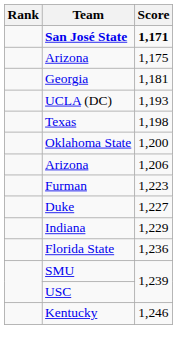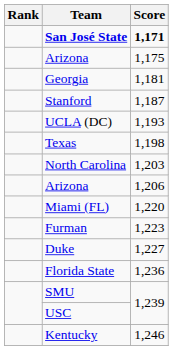+ row: (68, 100)
- row: (88, 143)
+ row: (86, 164)
+ row: (77, 206)
- row: (65, 228)
